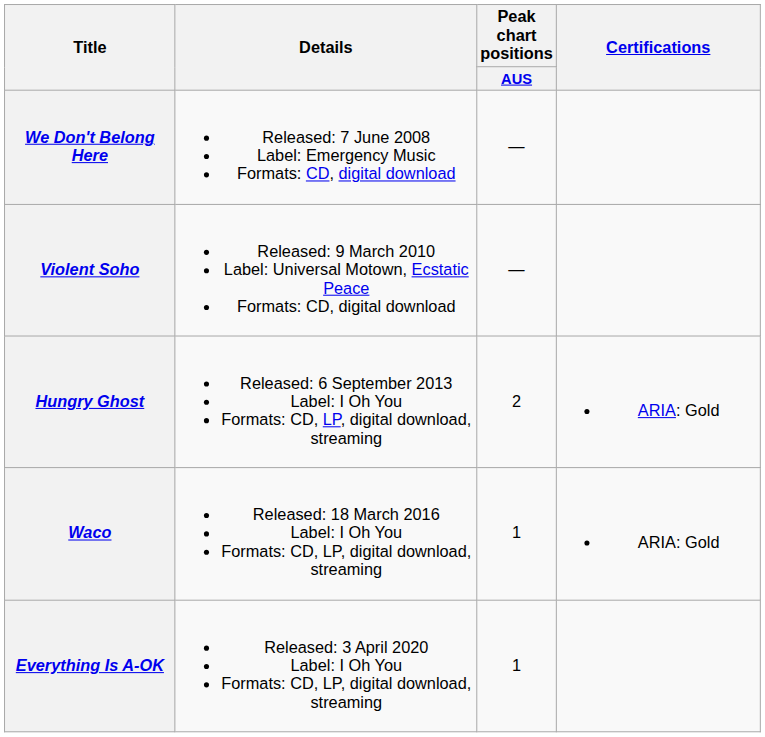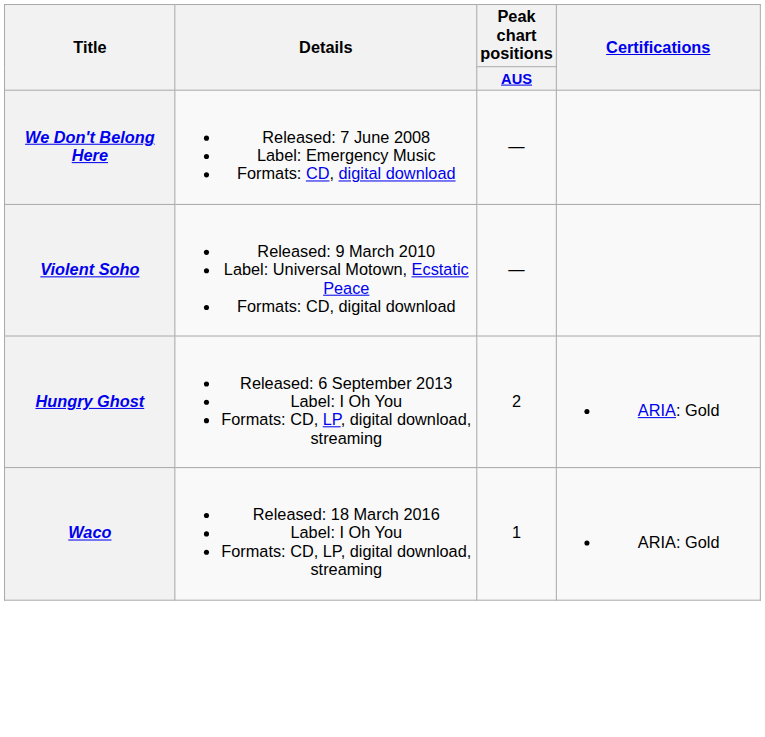- row: (90, 665)
